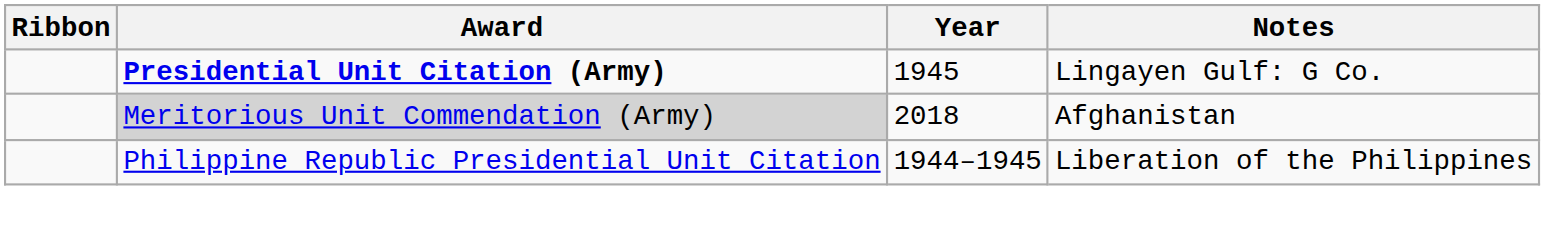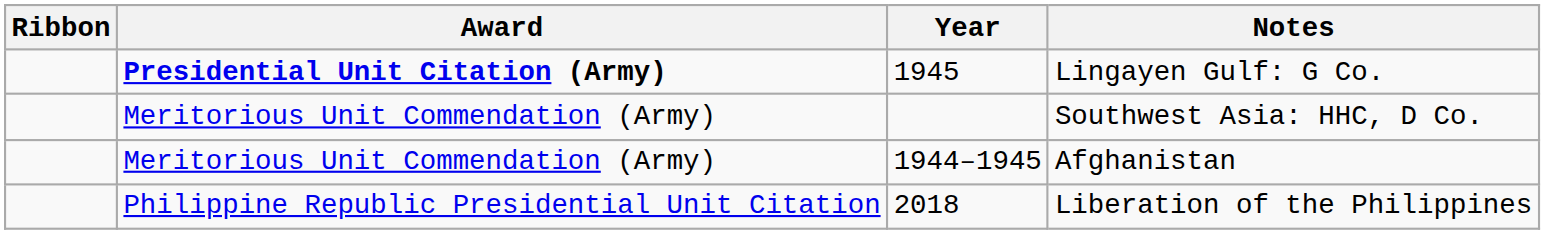+ row: (1269, 117)
(420, 117) lightgrey background -> (420, 162) no background
(927, 117) 2018 -> (968, 162) 1944–1945
(968, 162) 1944–1945 -> (927, 206) 2018
